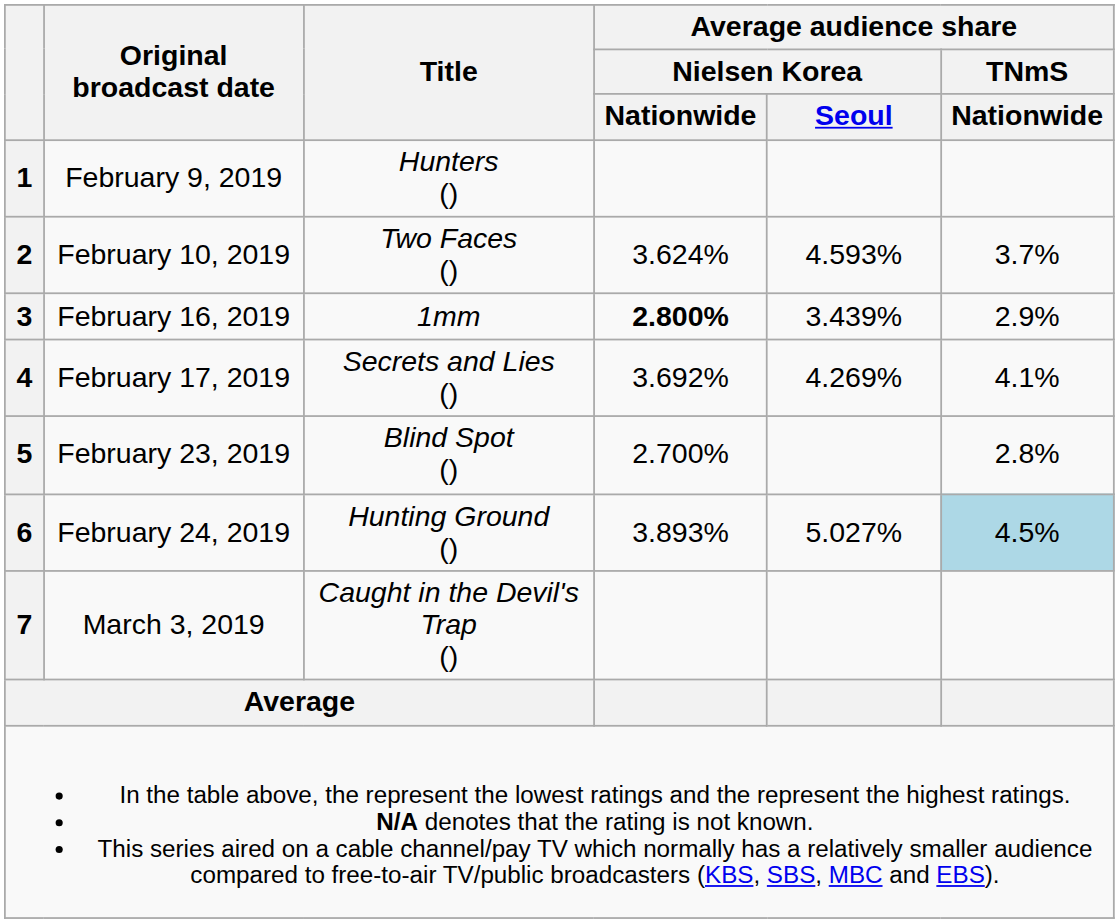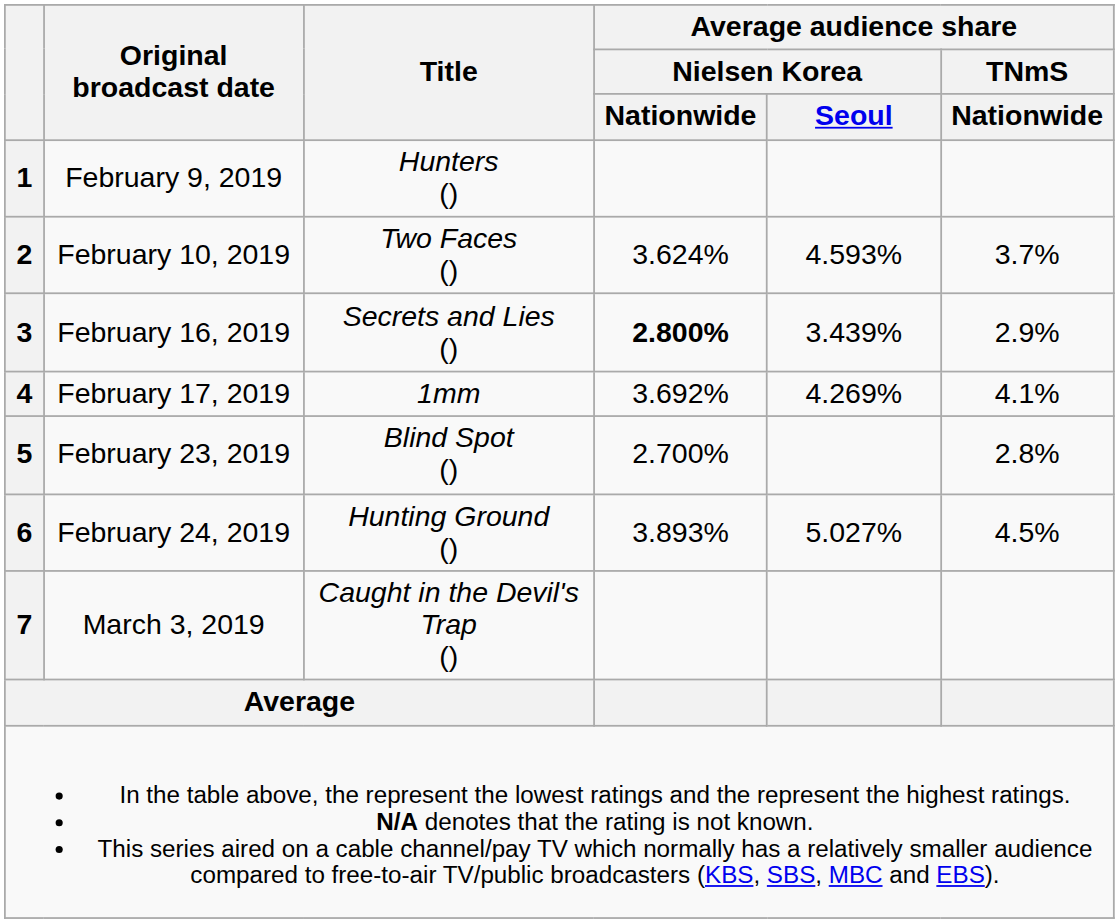(449, 316) 1mm -> (449, 332) Secrets and Lies ()
(449, 377) Secrets and Lies () -> (449, 393) 1mm
(1027, 531) lightblue background -> (1027, 531) no background
